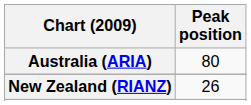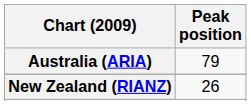(211, 61) 80 -> (211, 61) 79
